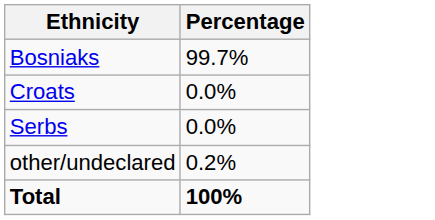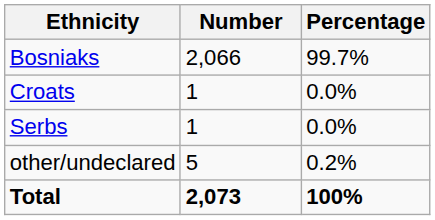+ column: (241, 22)
